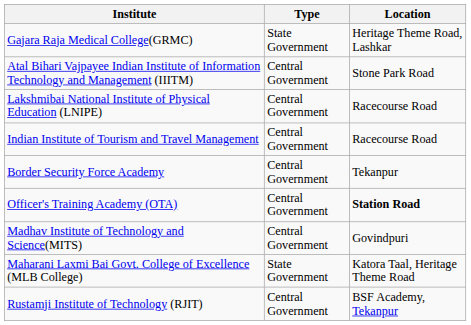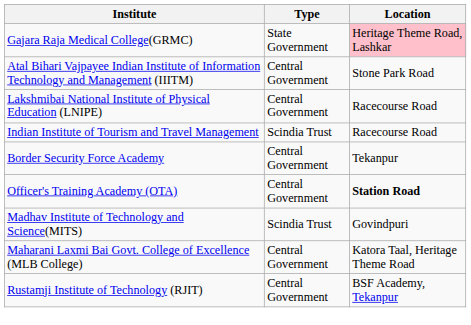(407, 40) no background -> (407, 40) pink background
(298, 139) Central Government -> (299, 132) Scindia Trust
(298, 238) Central Government -> (299, 224) Scindia Trust
(298, 271) State Government -> (298, 257) Central Government
